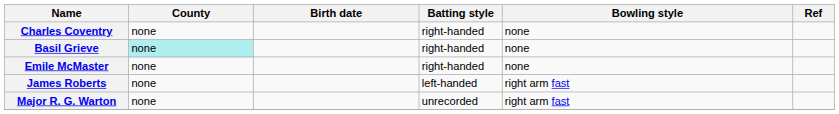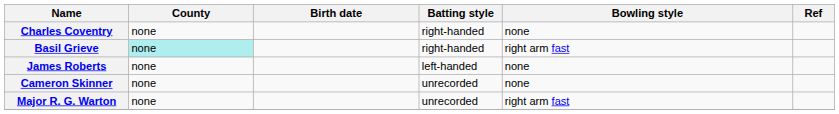(517, 48) none -> (537, 48) right arm fast
- row: (67, 66)
(537, 84) right arm fast -> (517, 66) none
+ row: (67, 84)
